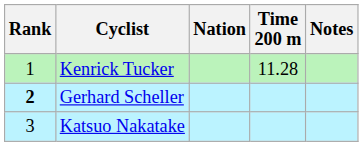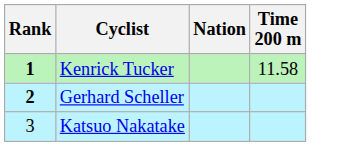- column: (332, 29)
(30, 68) normal -> (30, 68) bold
(278, 68) 11.28 -> (278, 68) 11.58
